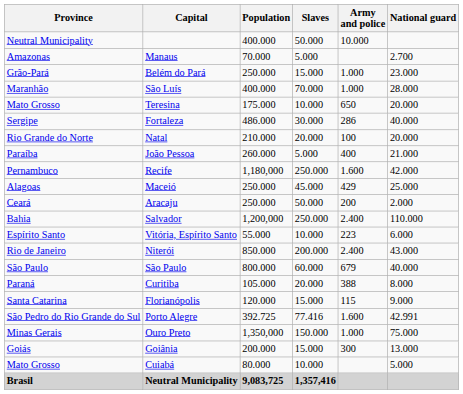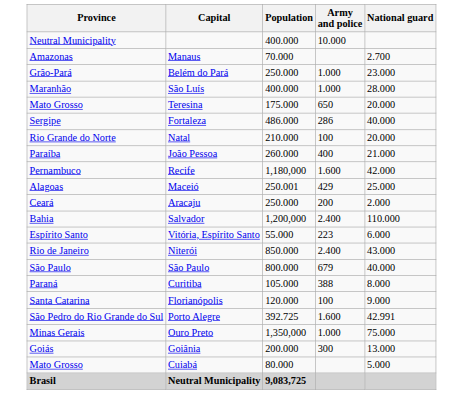- column: (315, 18)
(259, 186) 250.000 -> (282, 186) 250.001
(348, 300) 115 -> (325, 300) 100
